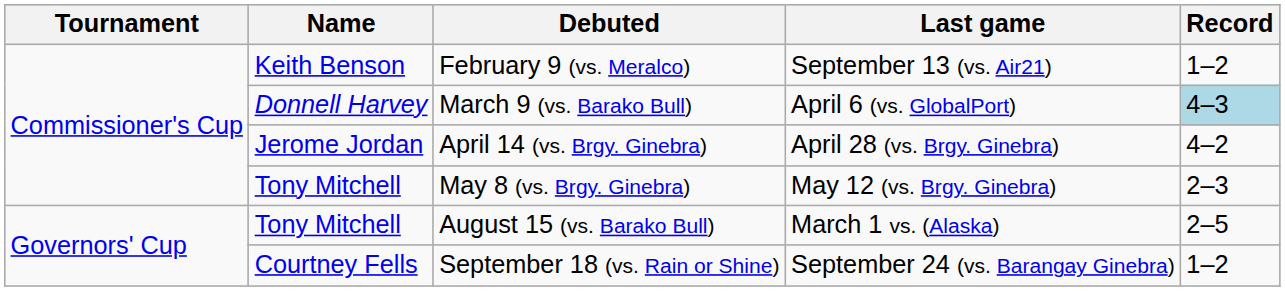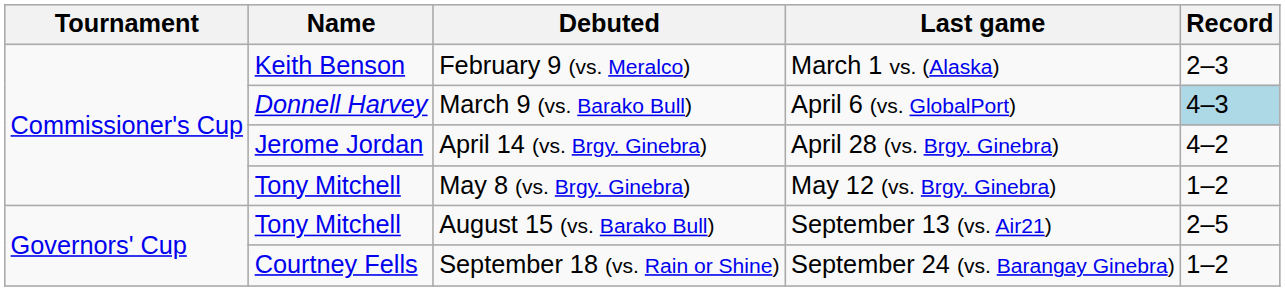(921, 64) September 13 (vs. Air21) -> (895, 64) March 1 vs. (Alaska)
(1207, 64) 1–2 -> (1207, 64) 2–3
(1207, 184) 2–3 -> (1207, 184) 1–2
(895, 225) March 1 vs. (Alaska) -> (921, 225) September 13 (vs. Air21)
